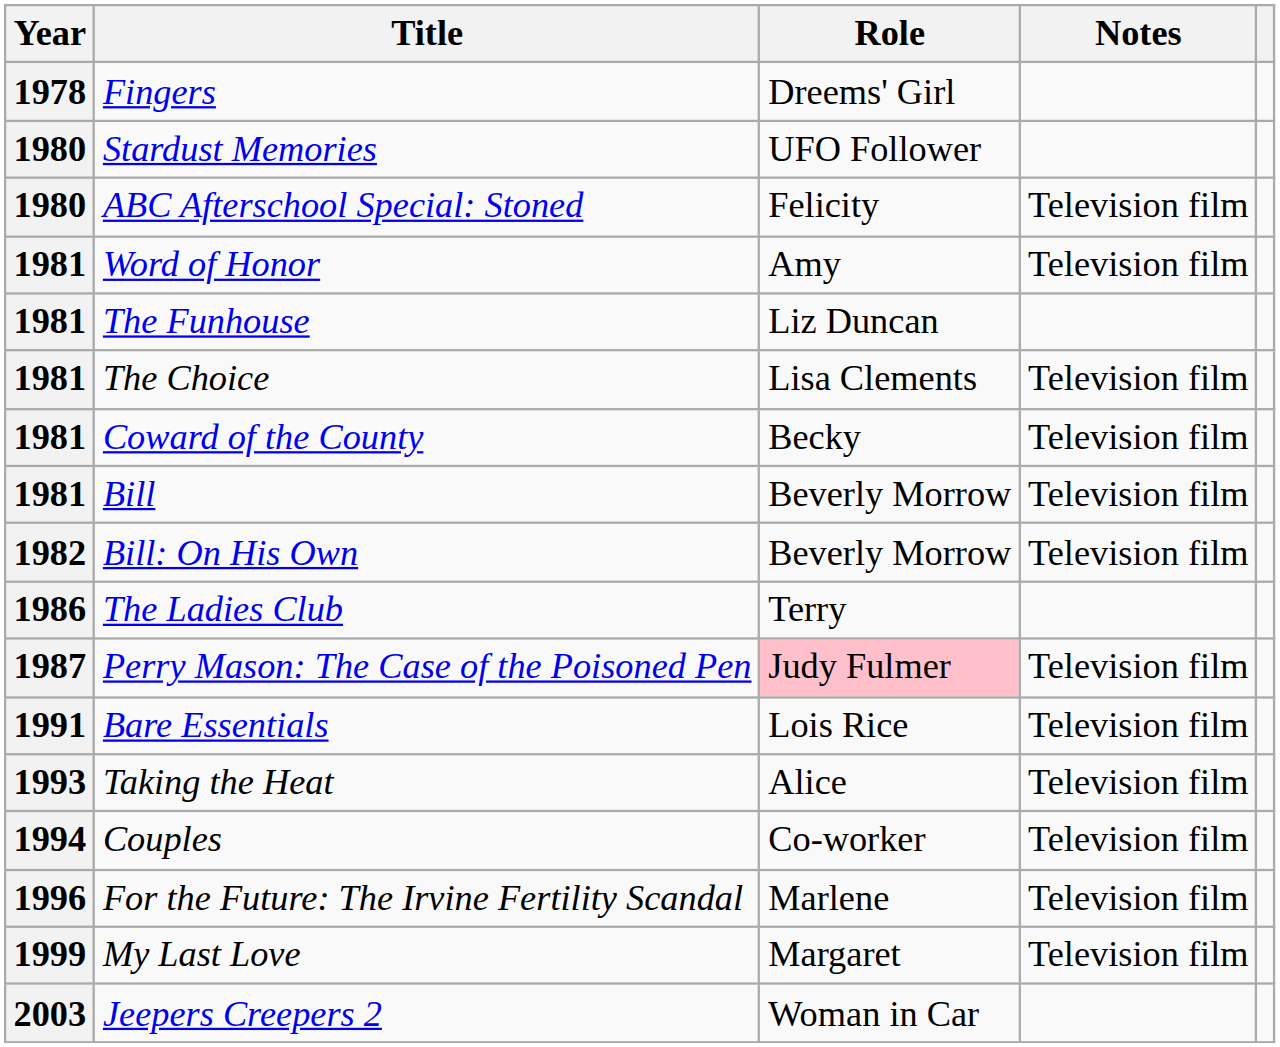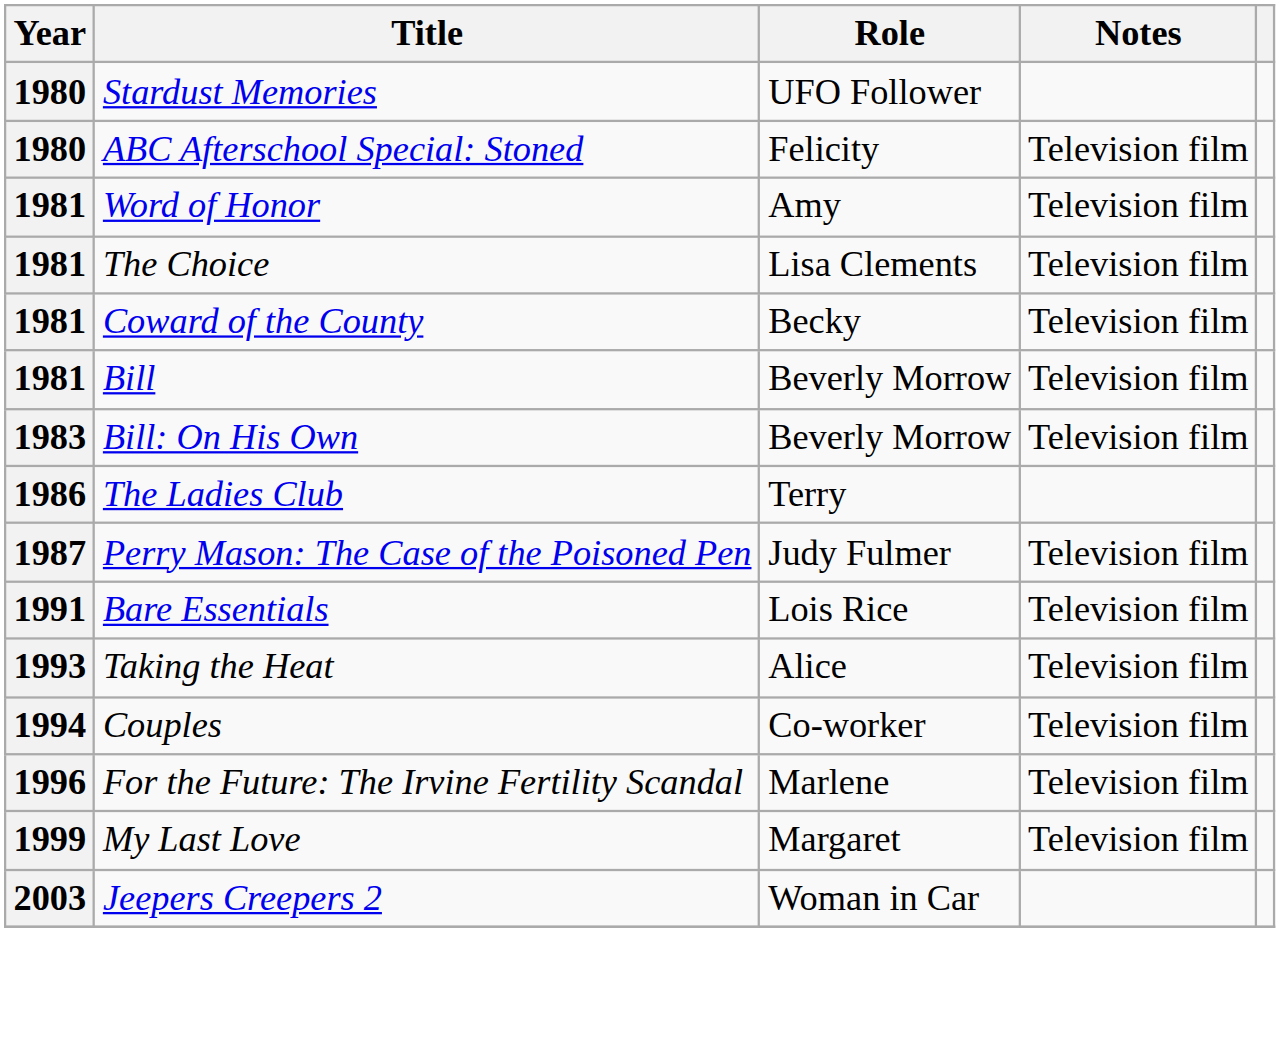- row: (159, 90)
- row: (206, 321)
(50, 551) 1982 -> (50, 436) 1983
(860, 666) pink background -> (860, 551) no background
